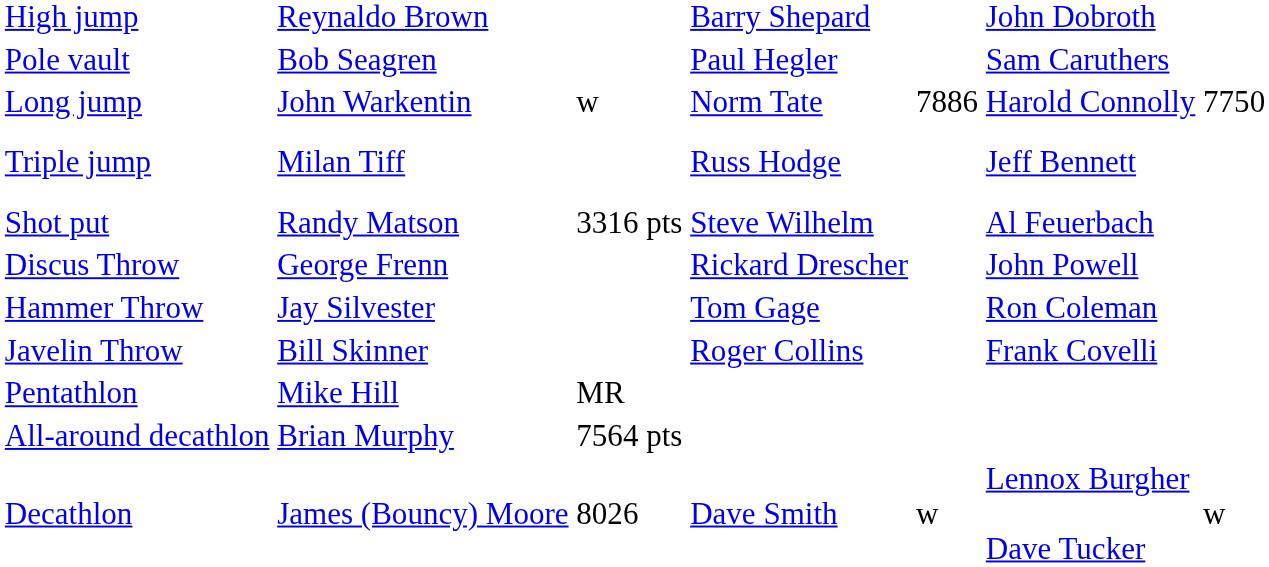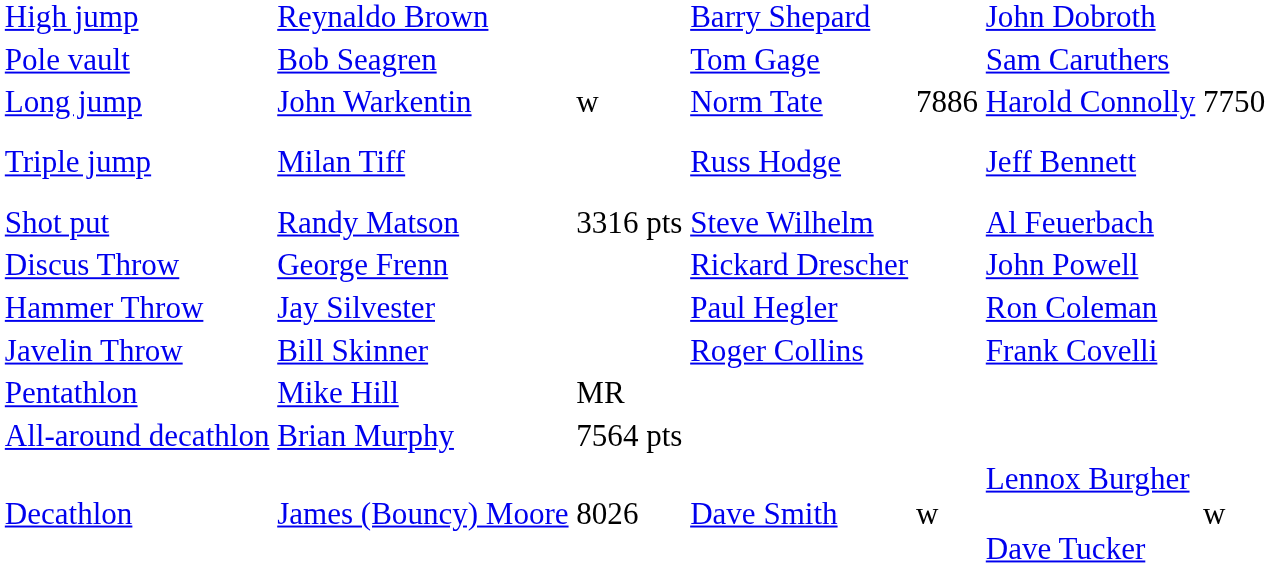(764, 59) Paul Hegler -> (755, 59) Tom Gage
(755, 307) Tom Gage -> (764, 307) Paul Hegler
